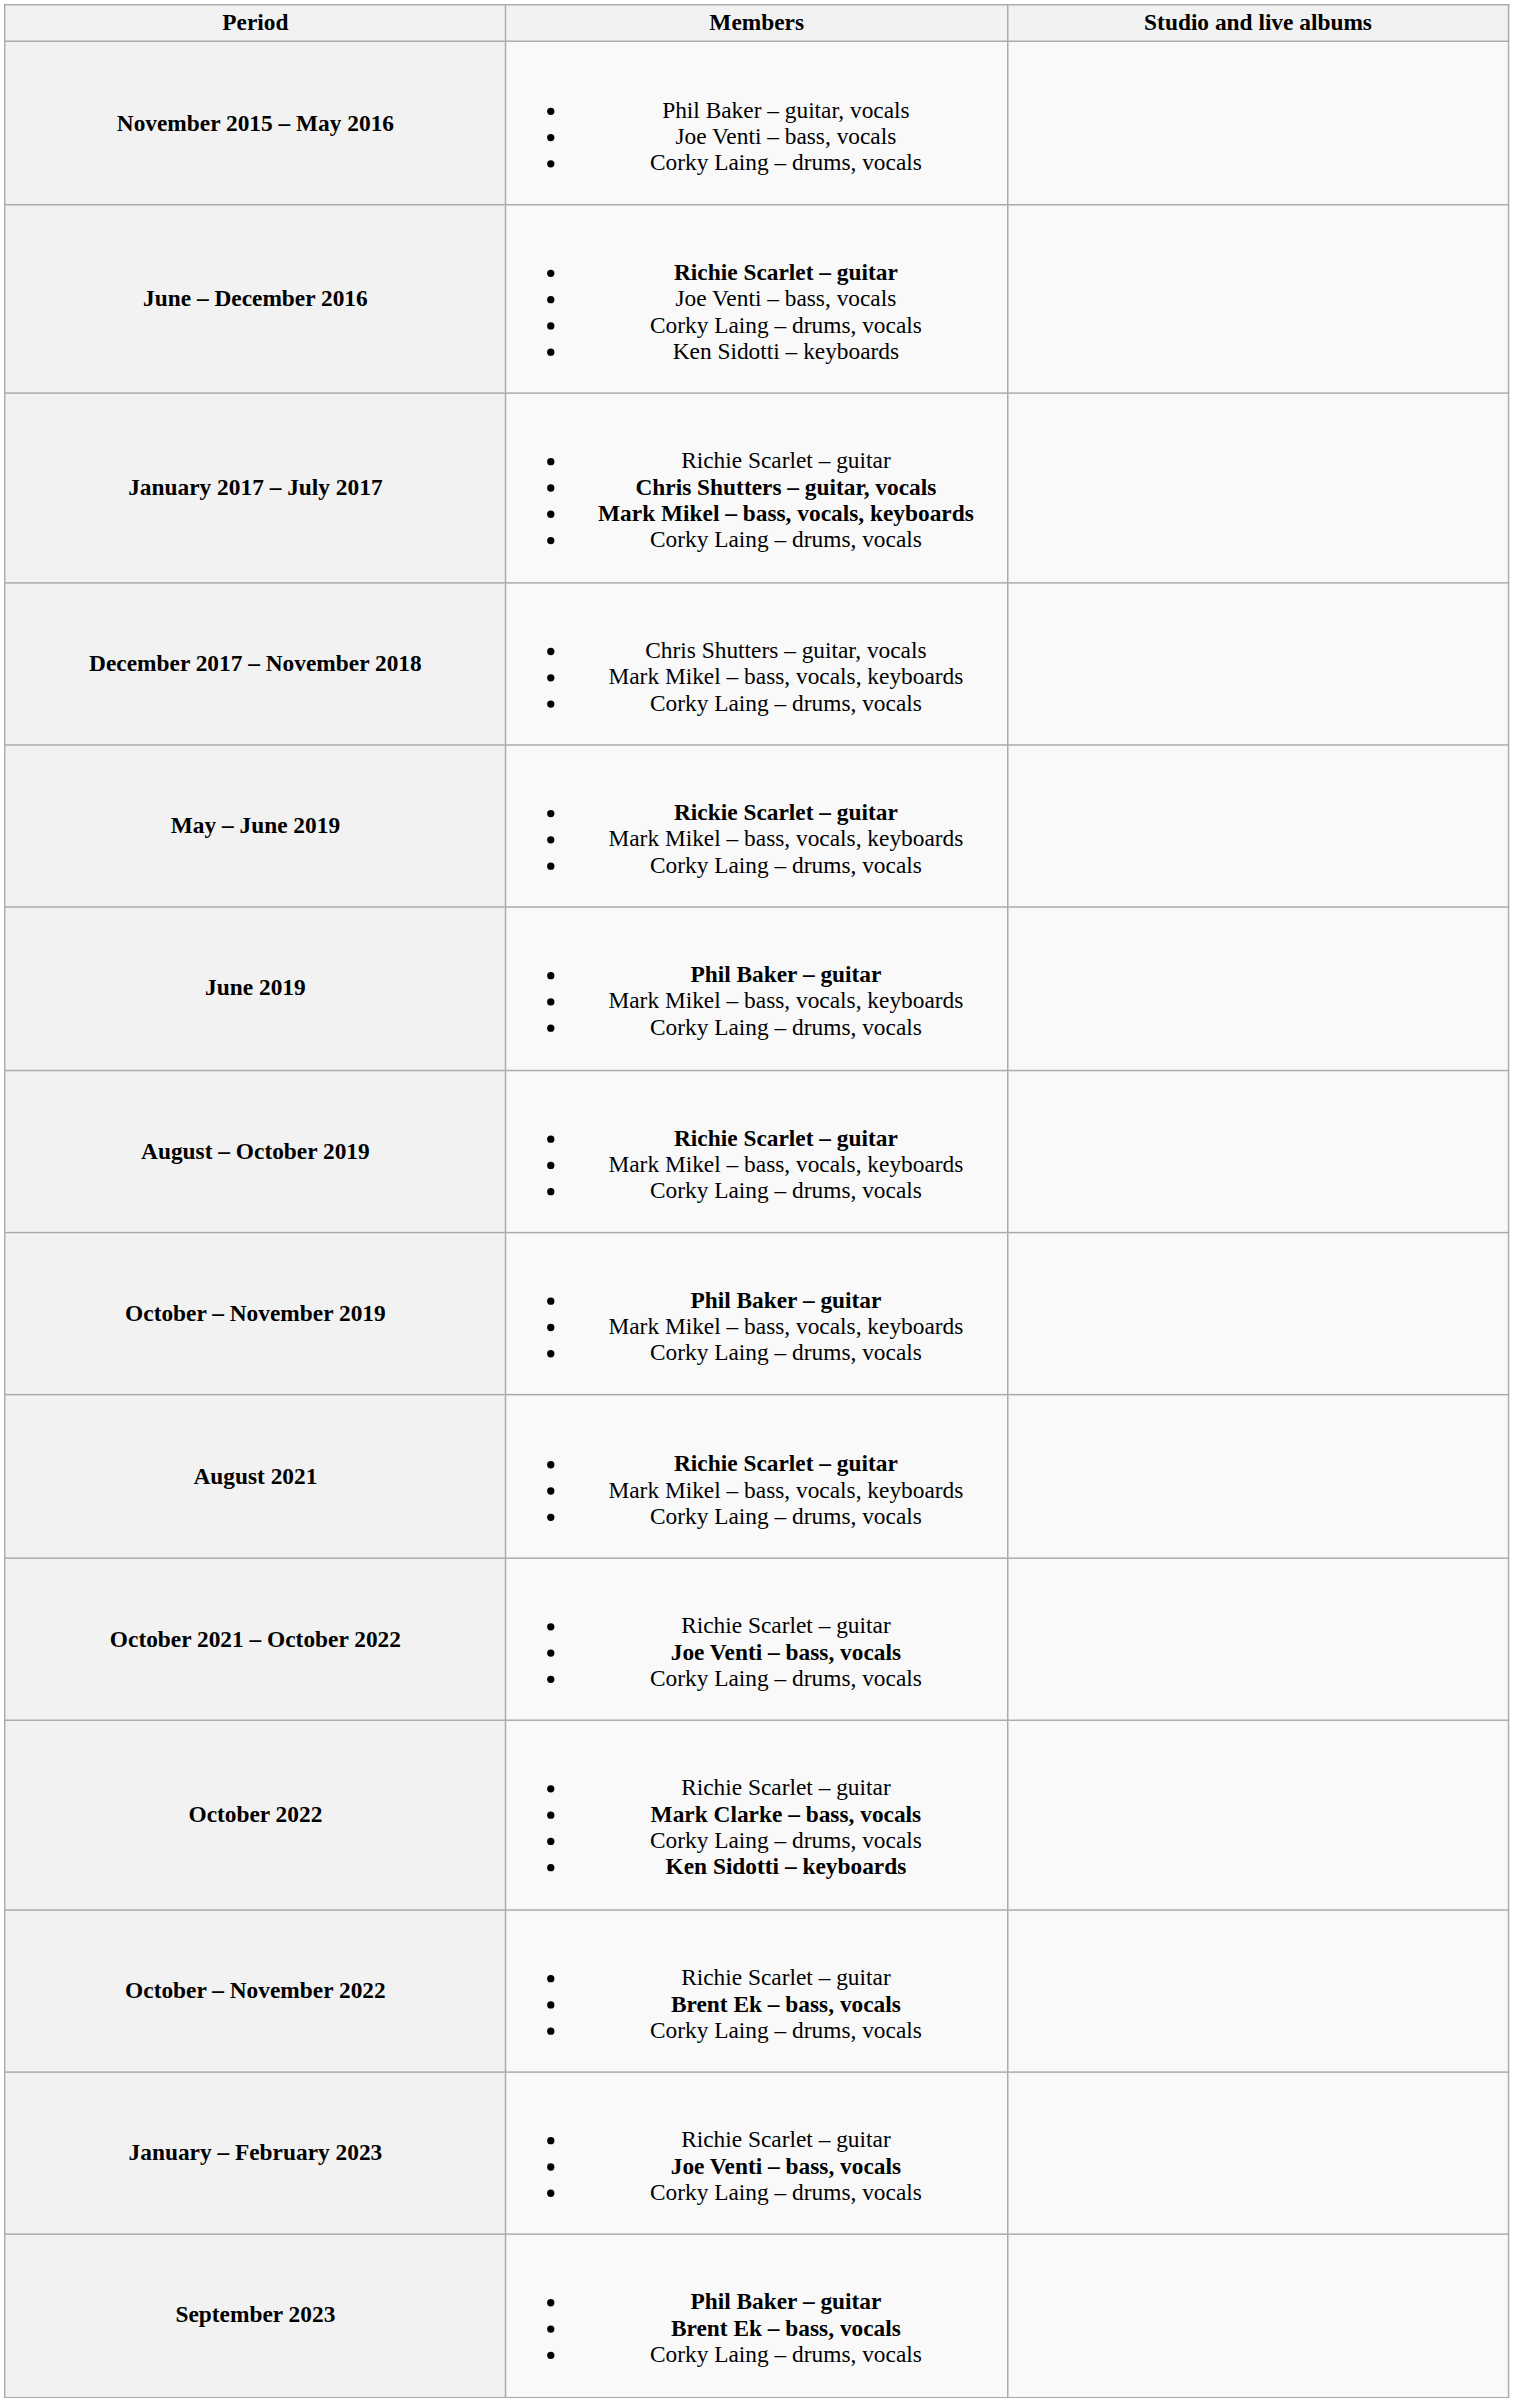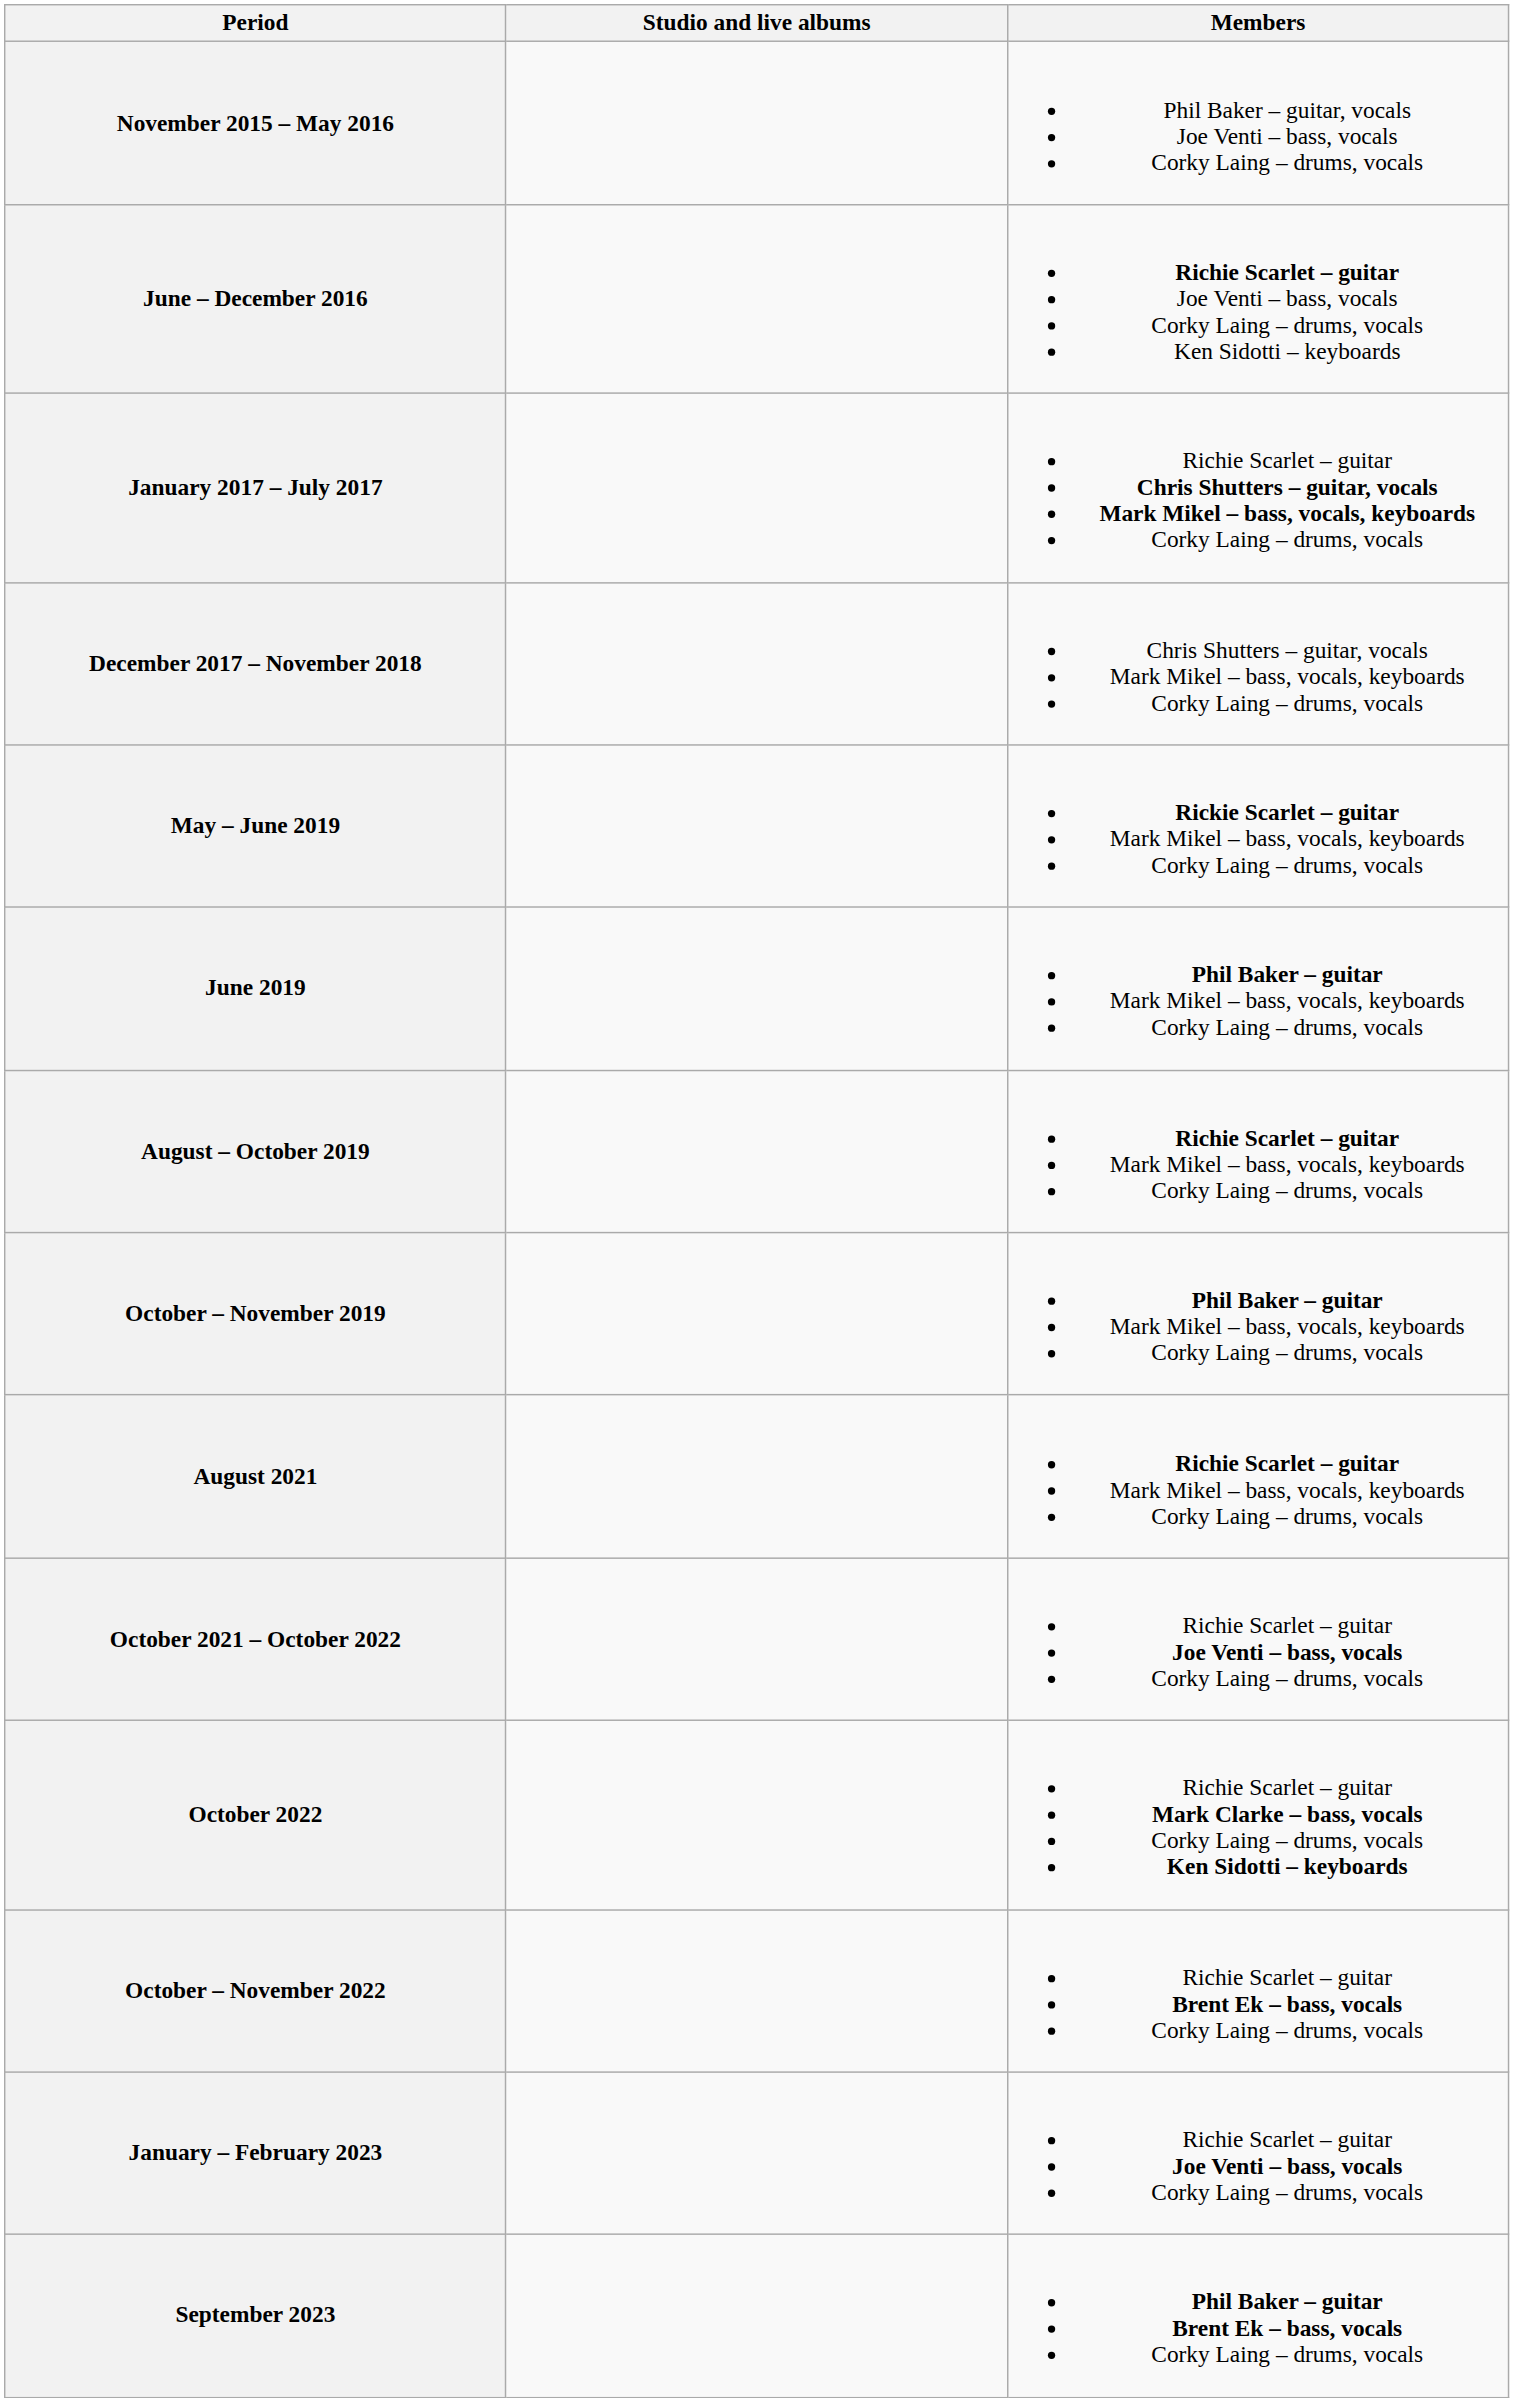columns swapped: (757, 23) <-> (1258, 23)
